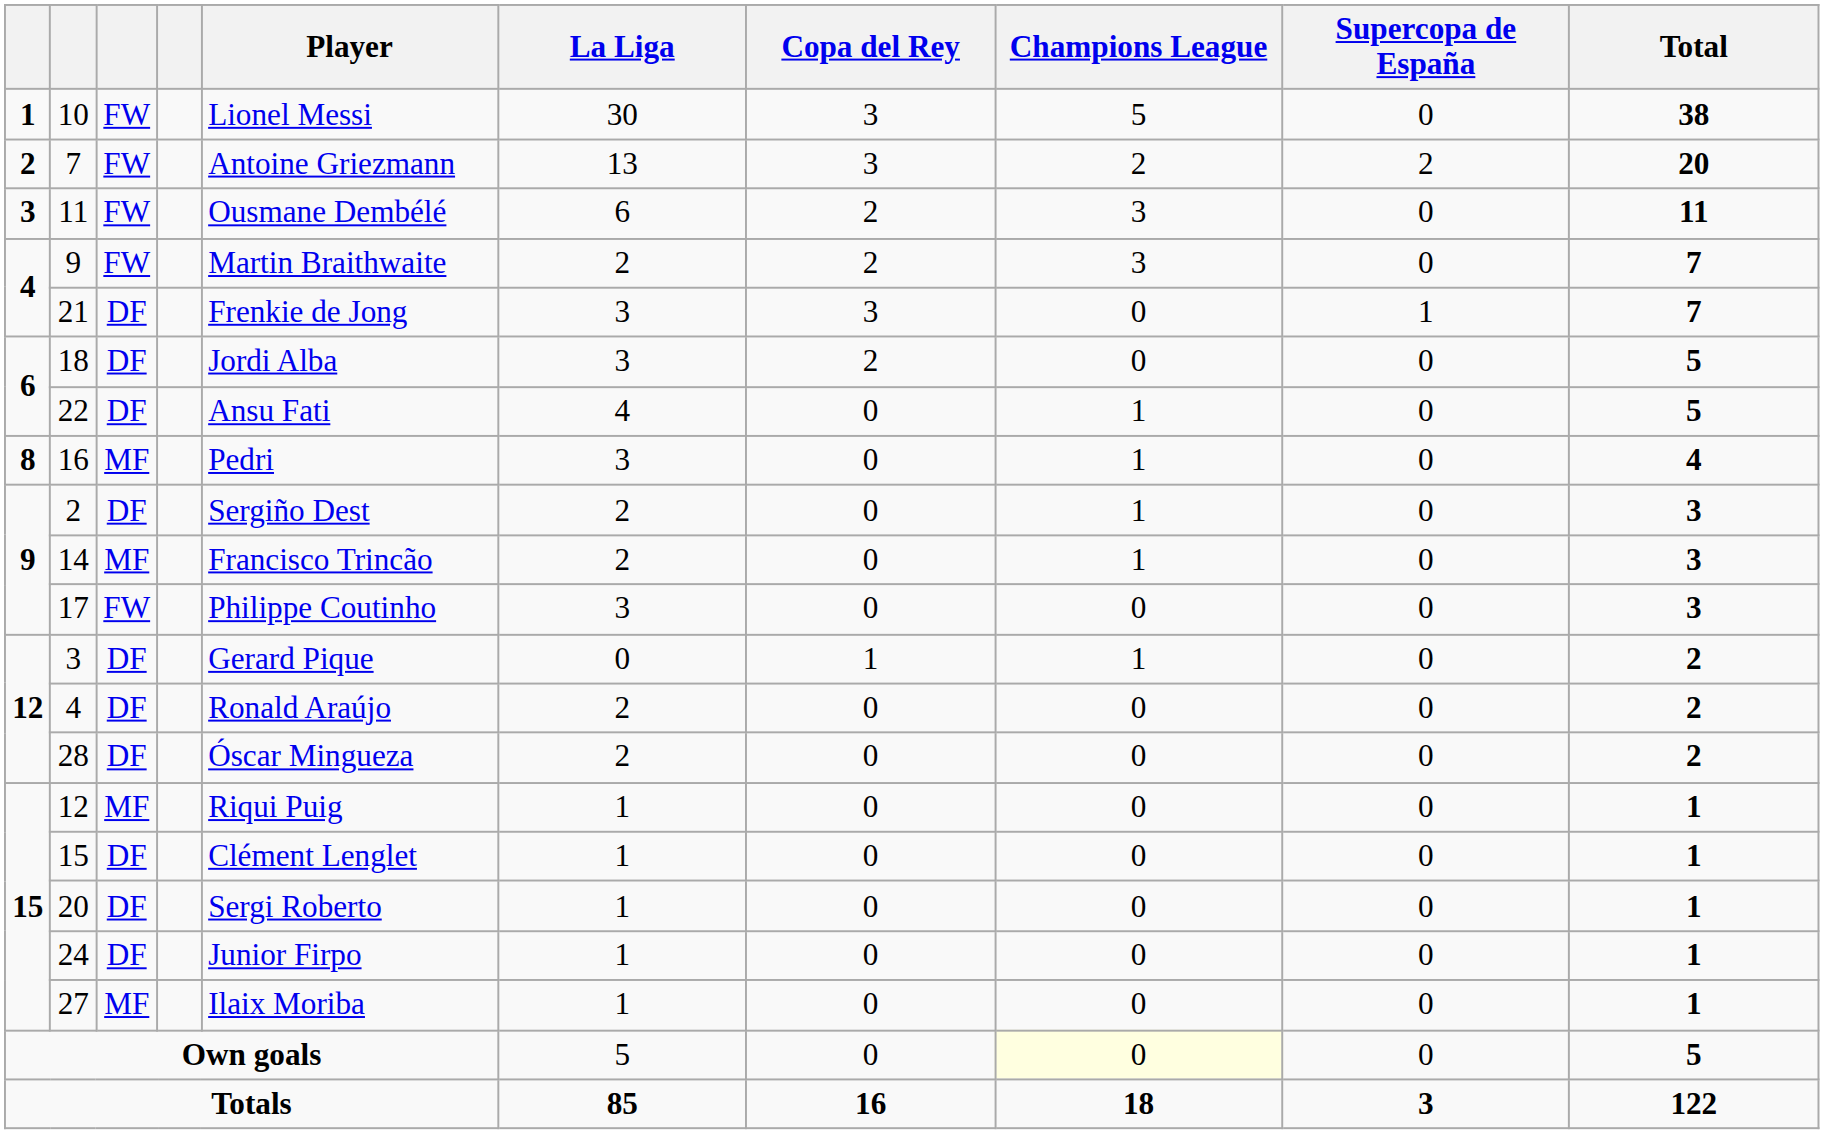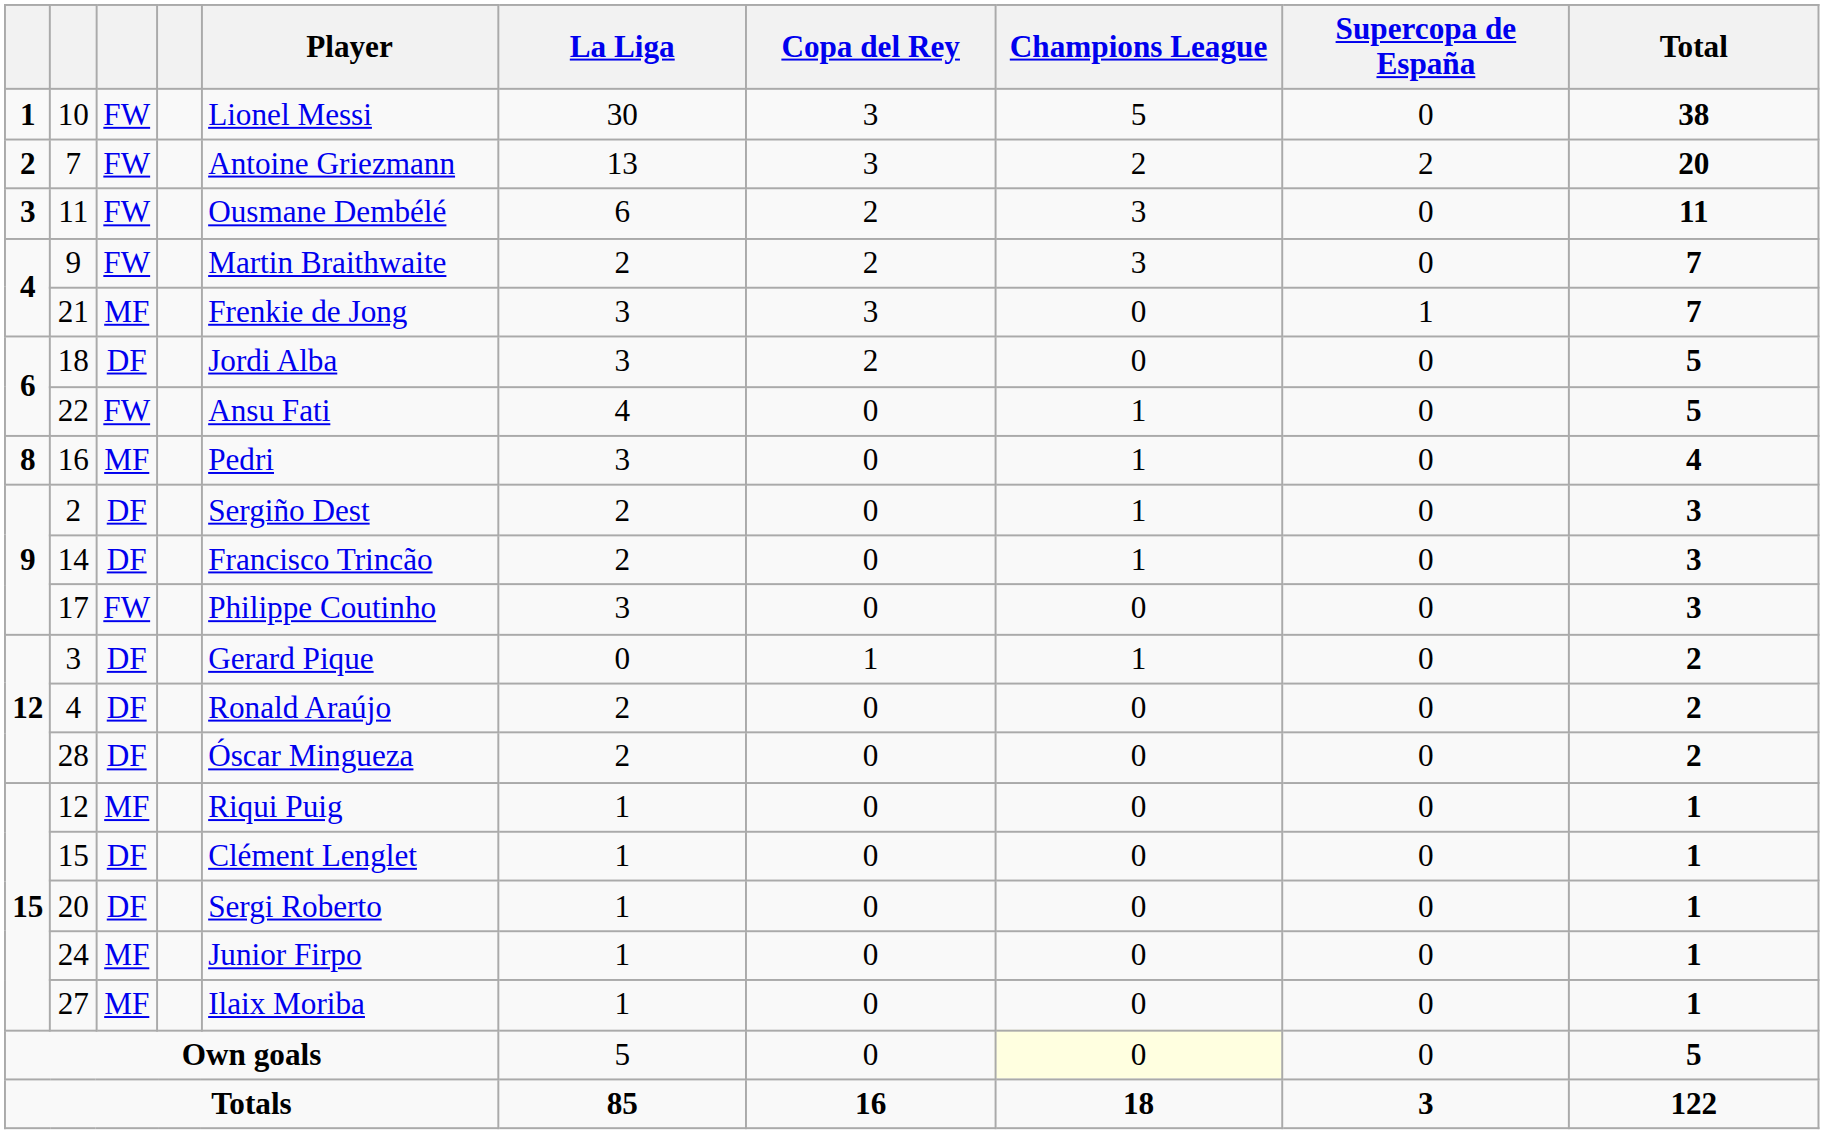(127, 311) DF -> (127, 311) MF
(127, 410) DF -> (127, 410) FW
(127, 559) MF -> (127, 559) DF
(127, 955) DF -> (127, 955) MF
